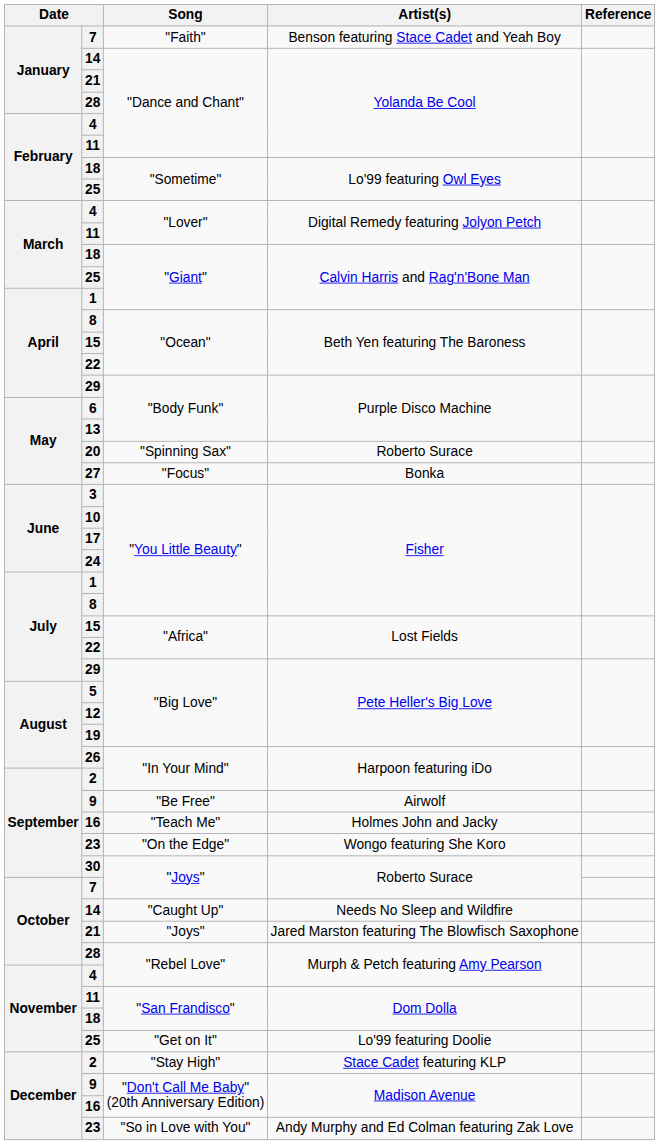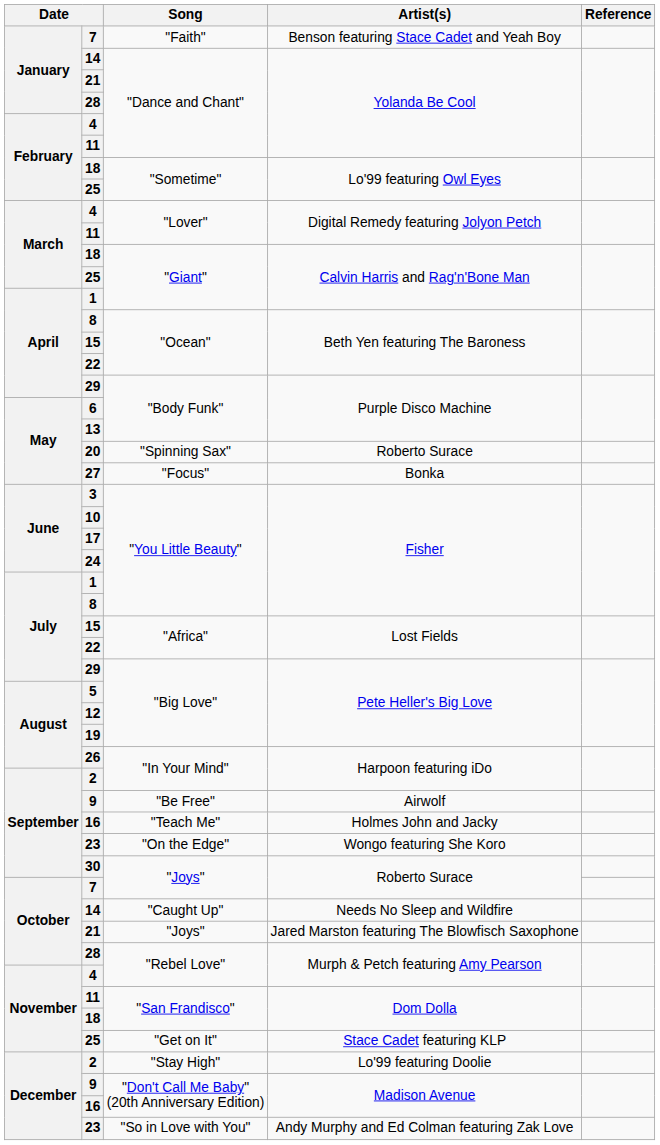(425, 1041) Lo'99 featuring Doolie -> (425, 1041) Stace Cadet featuring KLP
(425, 1062) Stace Cadet featuring KLP -> (425, 1062) Lo'99 featuring Doolie
